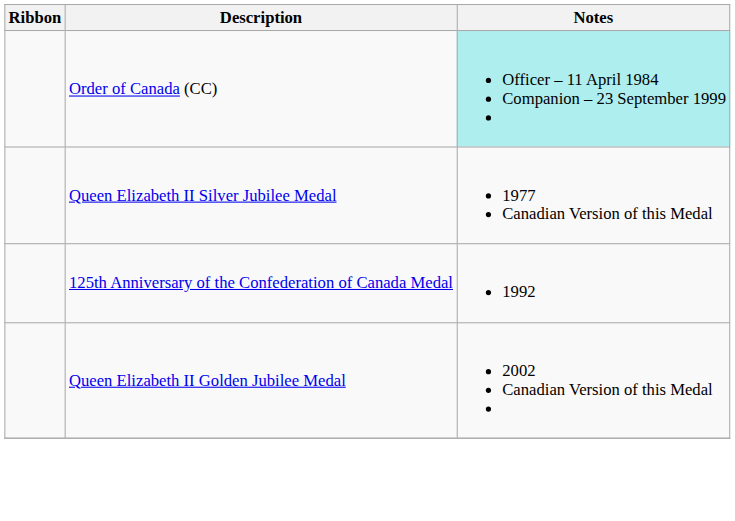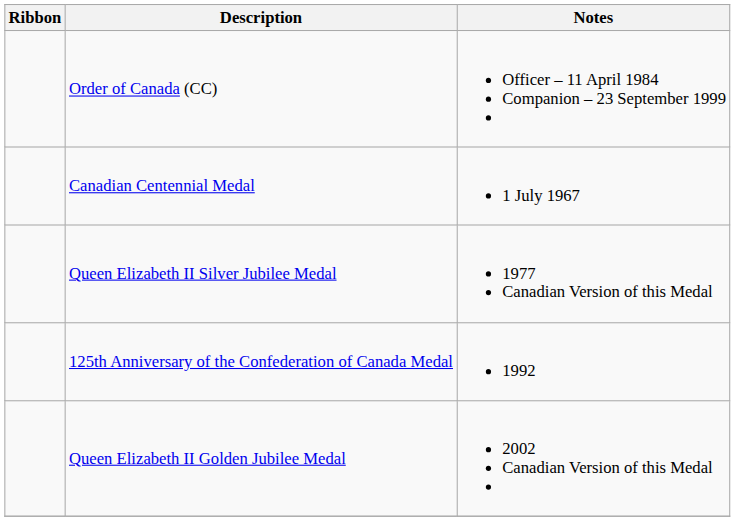(593, 98) paleturquoise background -> (593, 98) no background
+ row: (162, 185)
